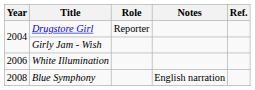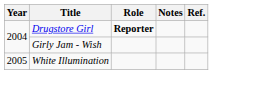(132, 28) normal -> (134, 28) bold
(17, 61) 2006 -> (17, 61) 2005
- row: (64, 77)
